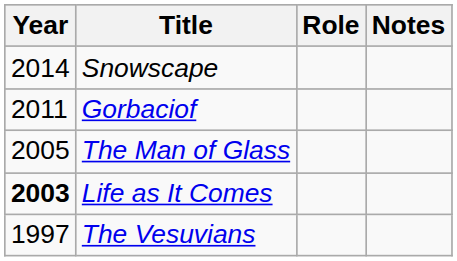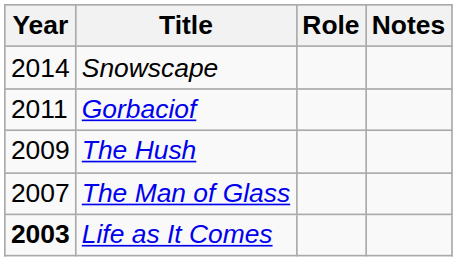+ row: (139, 151)
(40, 151) 2005 -> (40, 192) 2007
- row: (169, 234)
